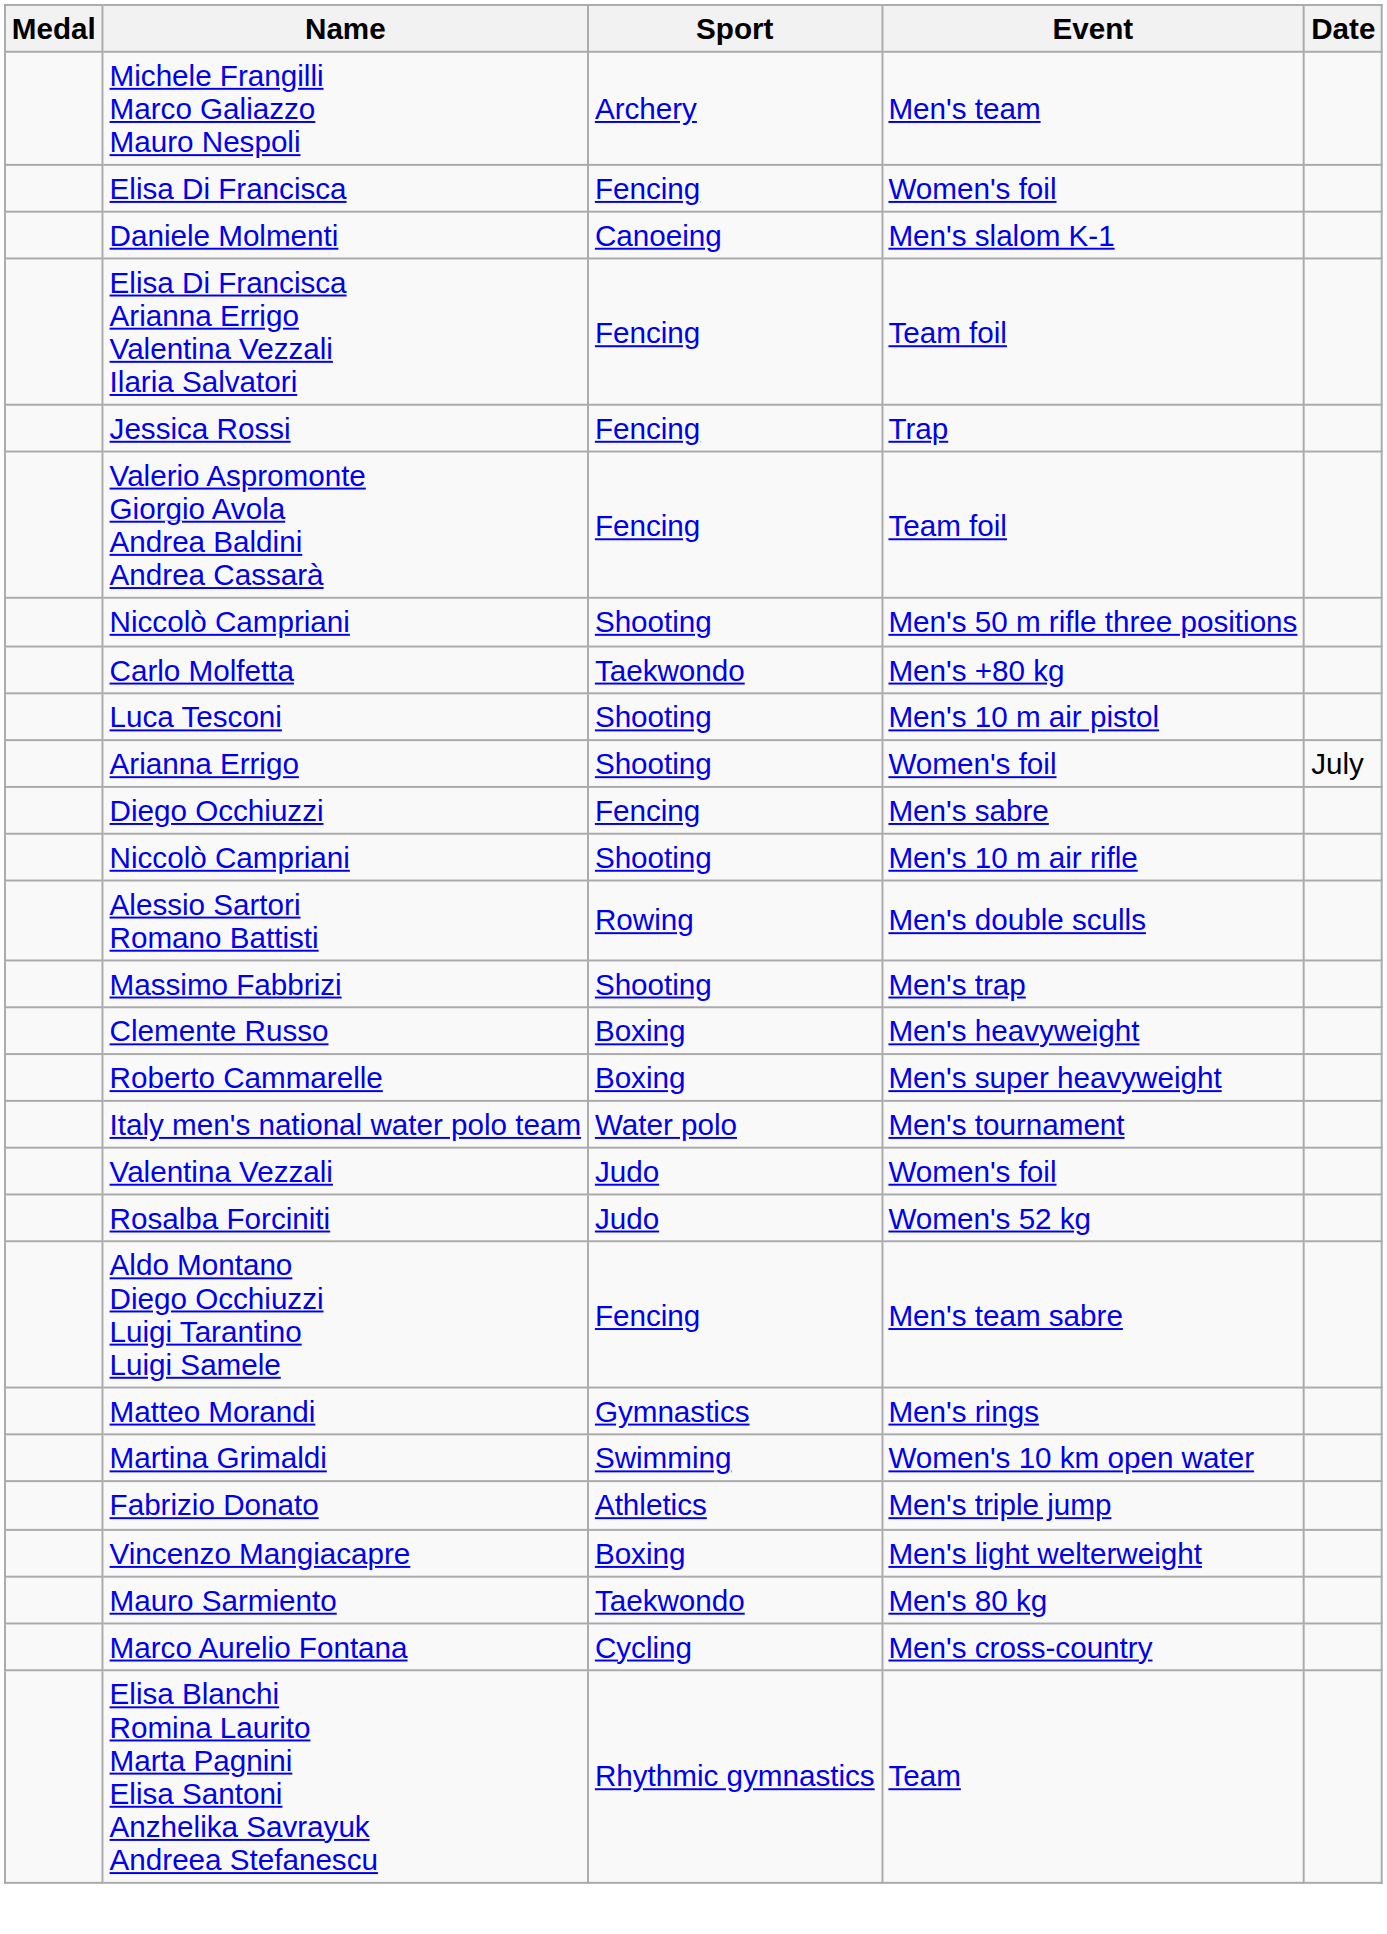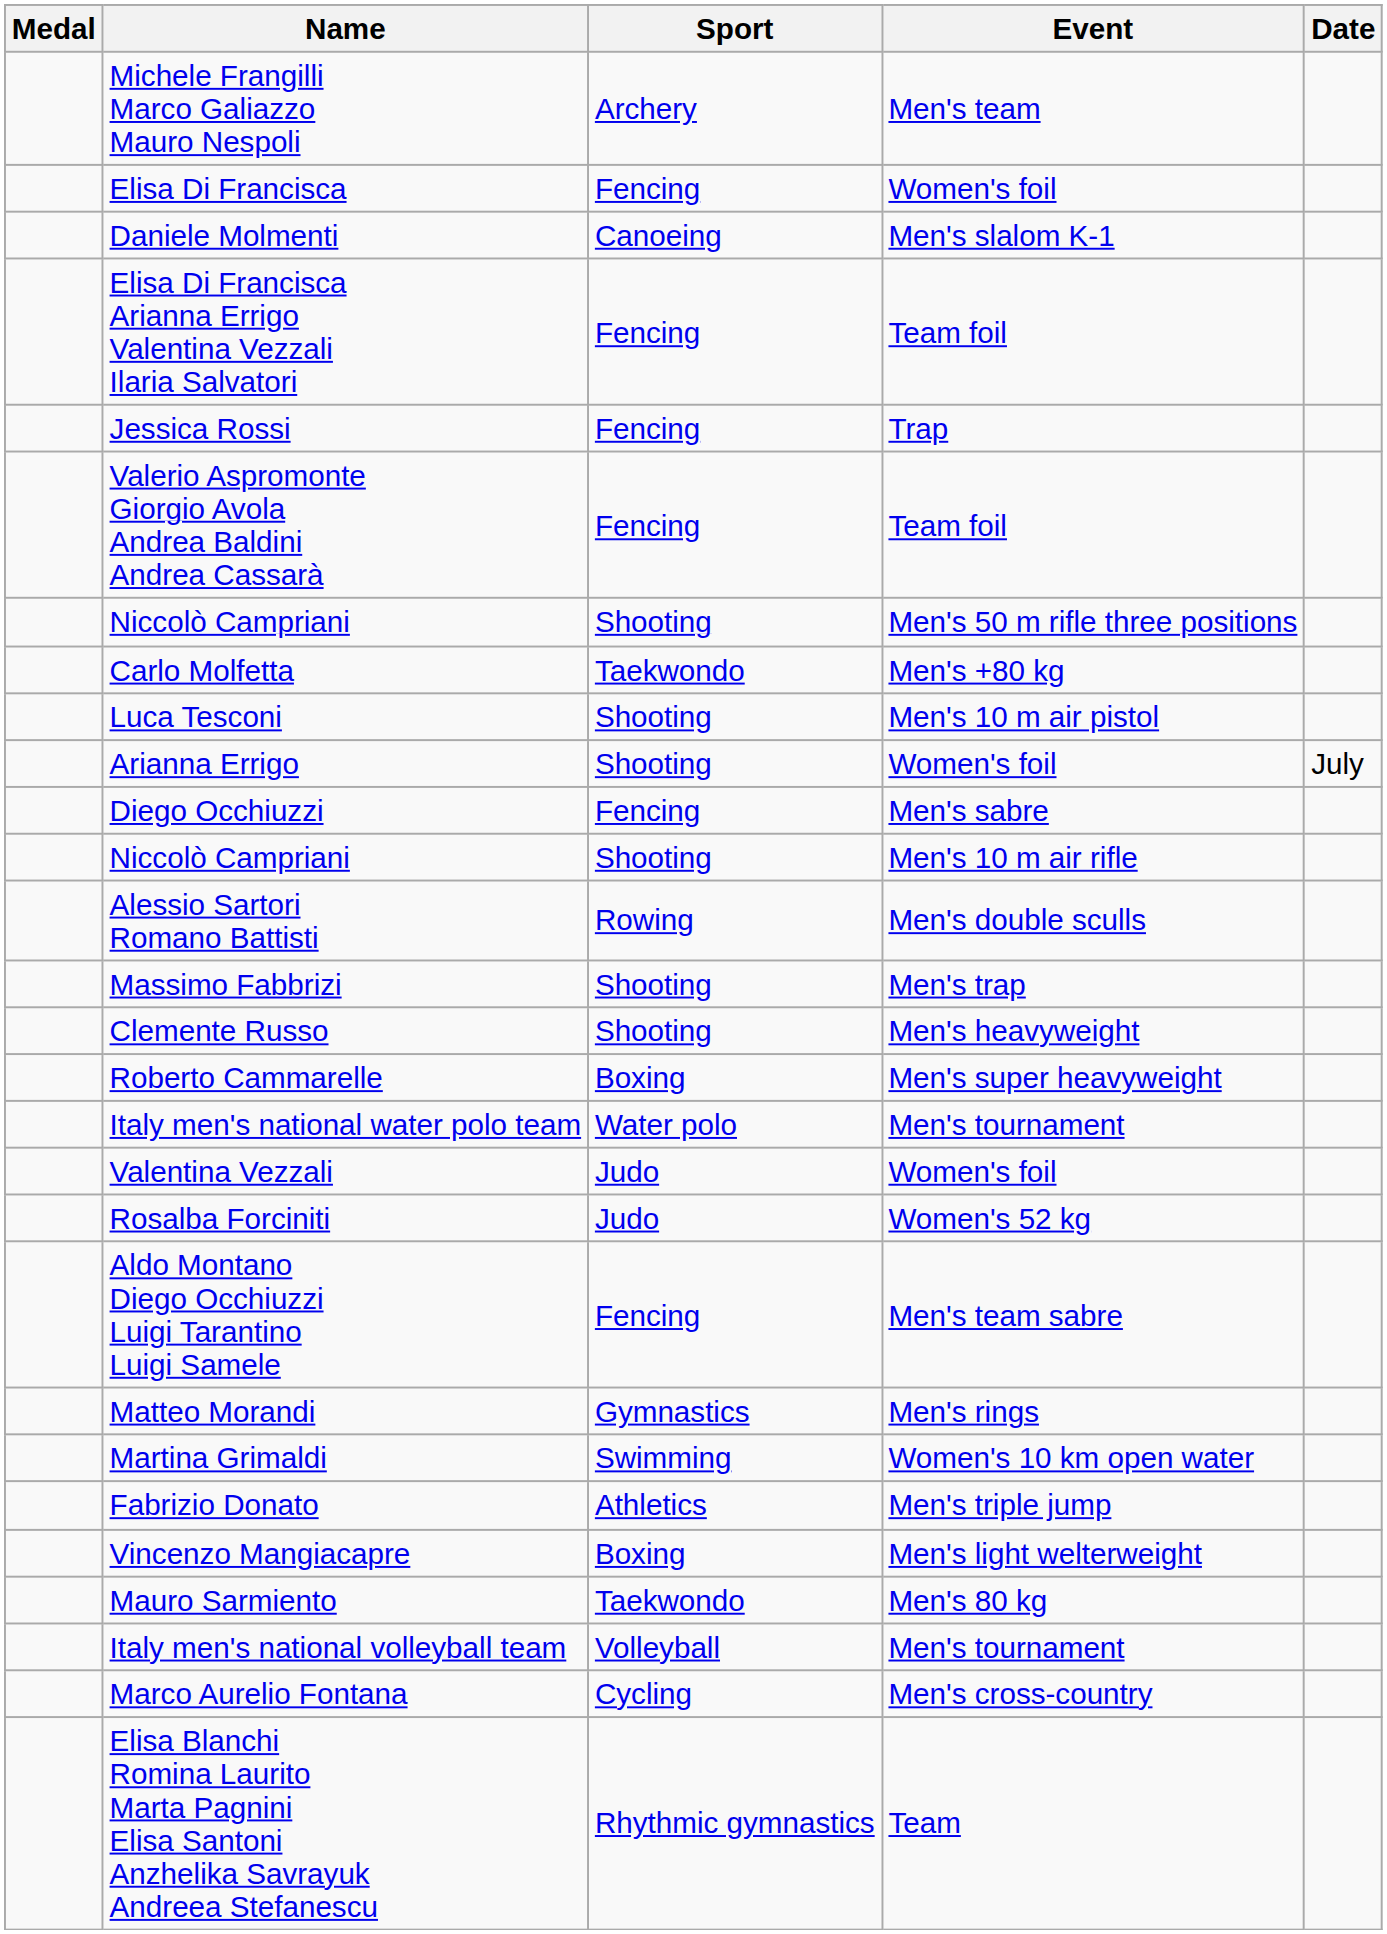(640, 1031) Boxing -> (653, 1031) Shooting
+ row: (338, 1646)
